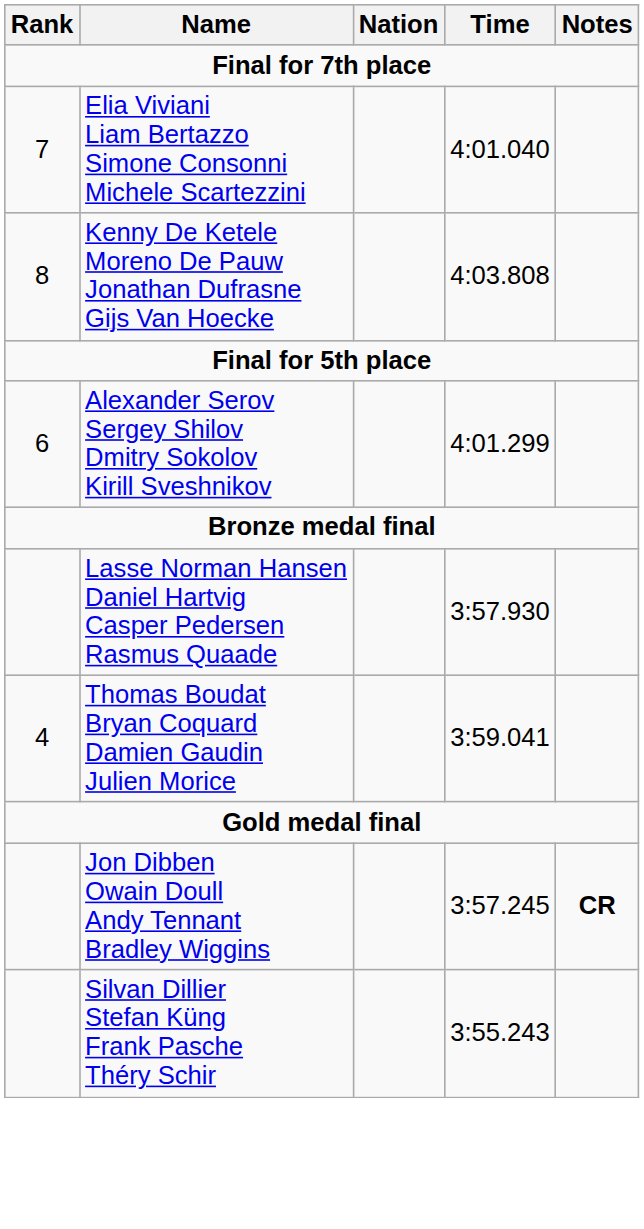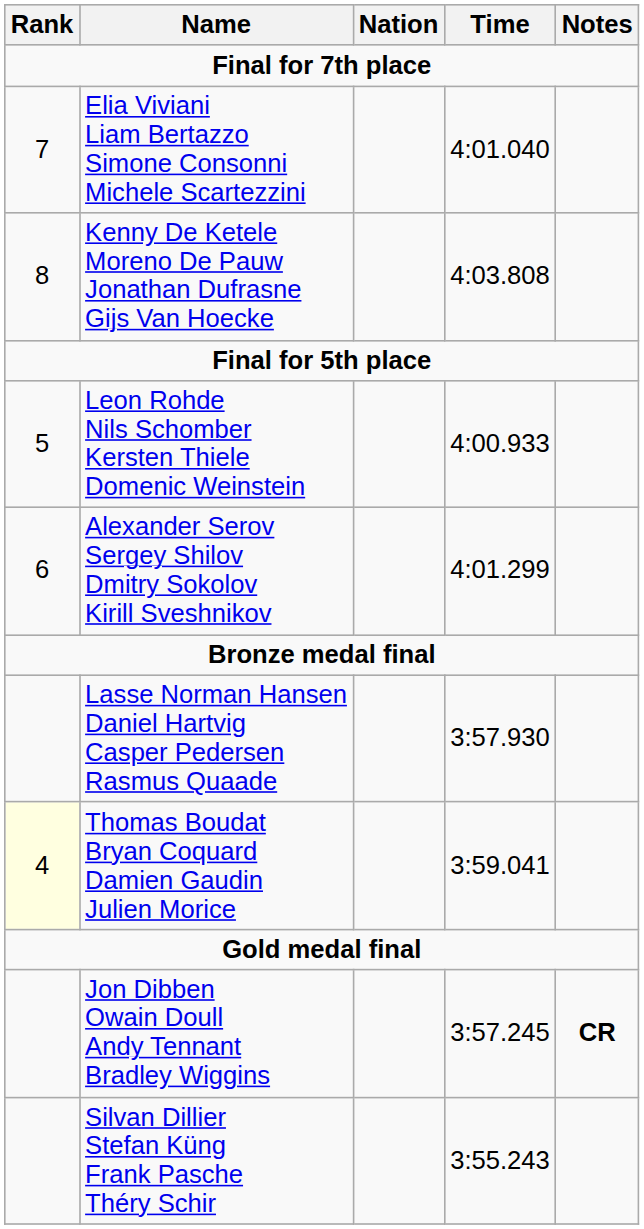+ row: (195, 443)
(42, 738) no background -> (42, 865) lightyellow background
